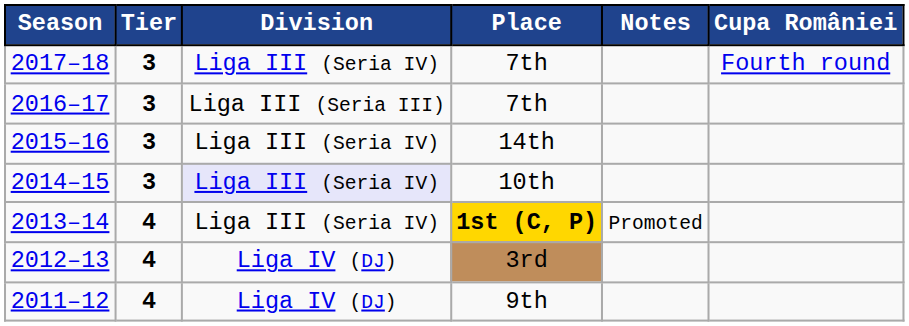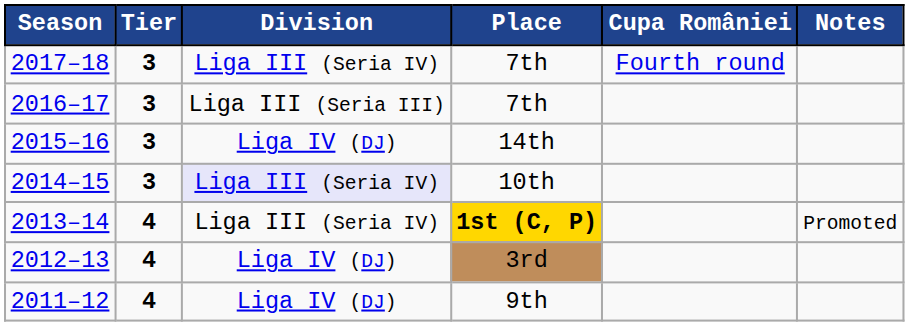columns swapped: (656, 24) <-> (806, 24)
(317, 143) Liga III (Seria IV) -> (317, 143) Liga IV (DJ)
